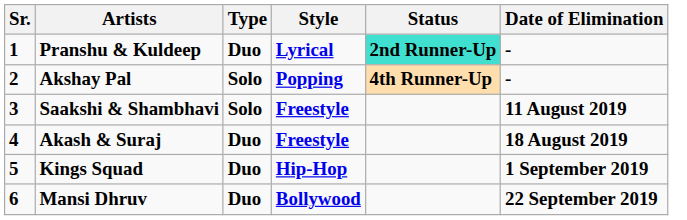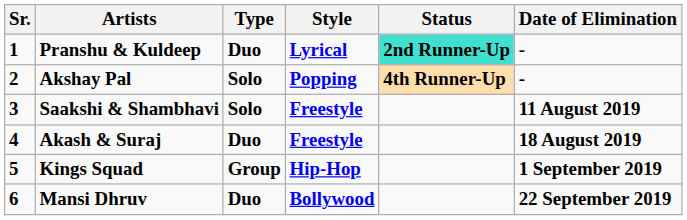(244, 169) Duo -> (254, 169) Group
